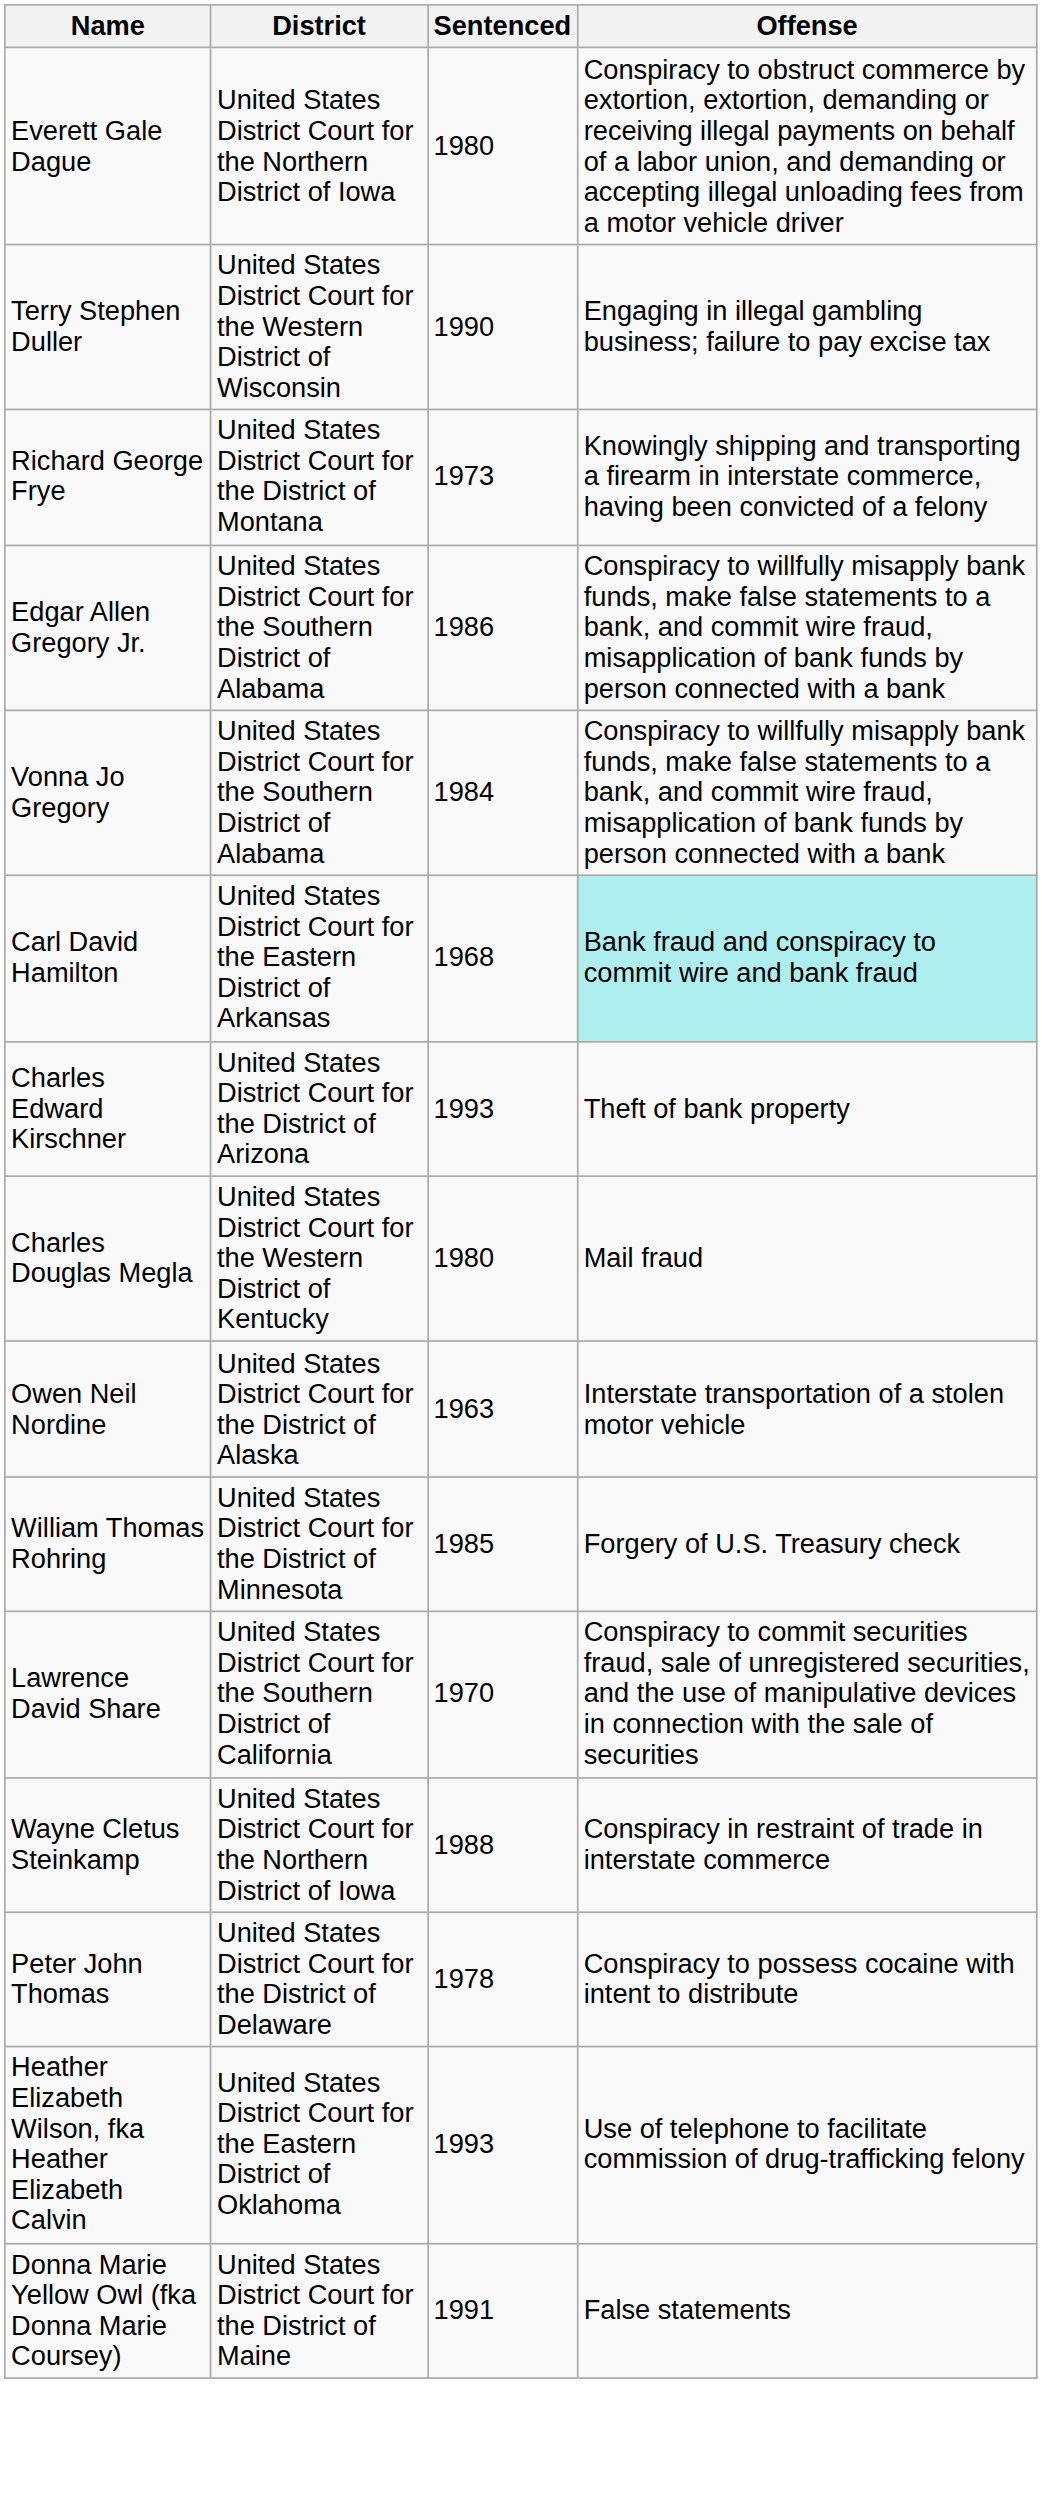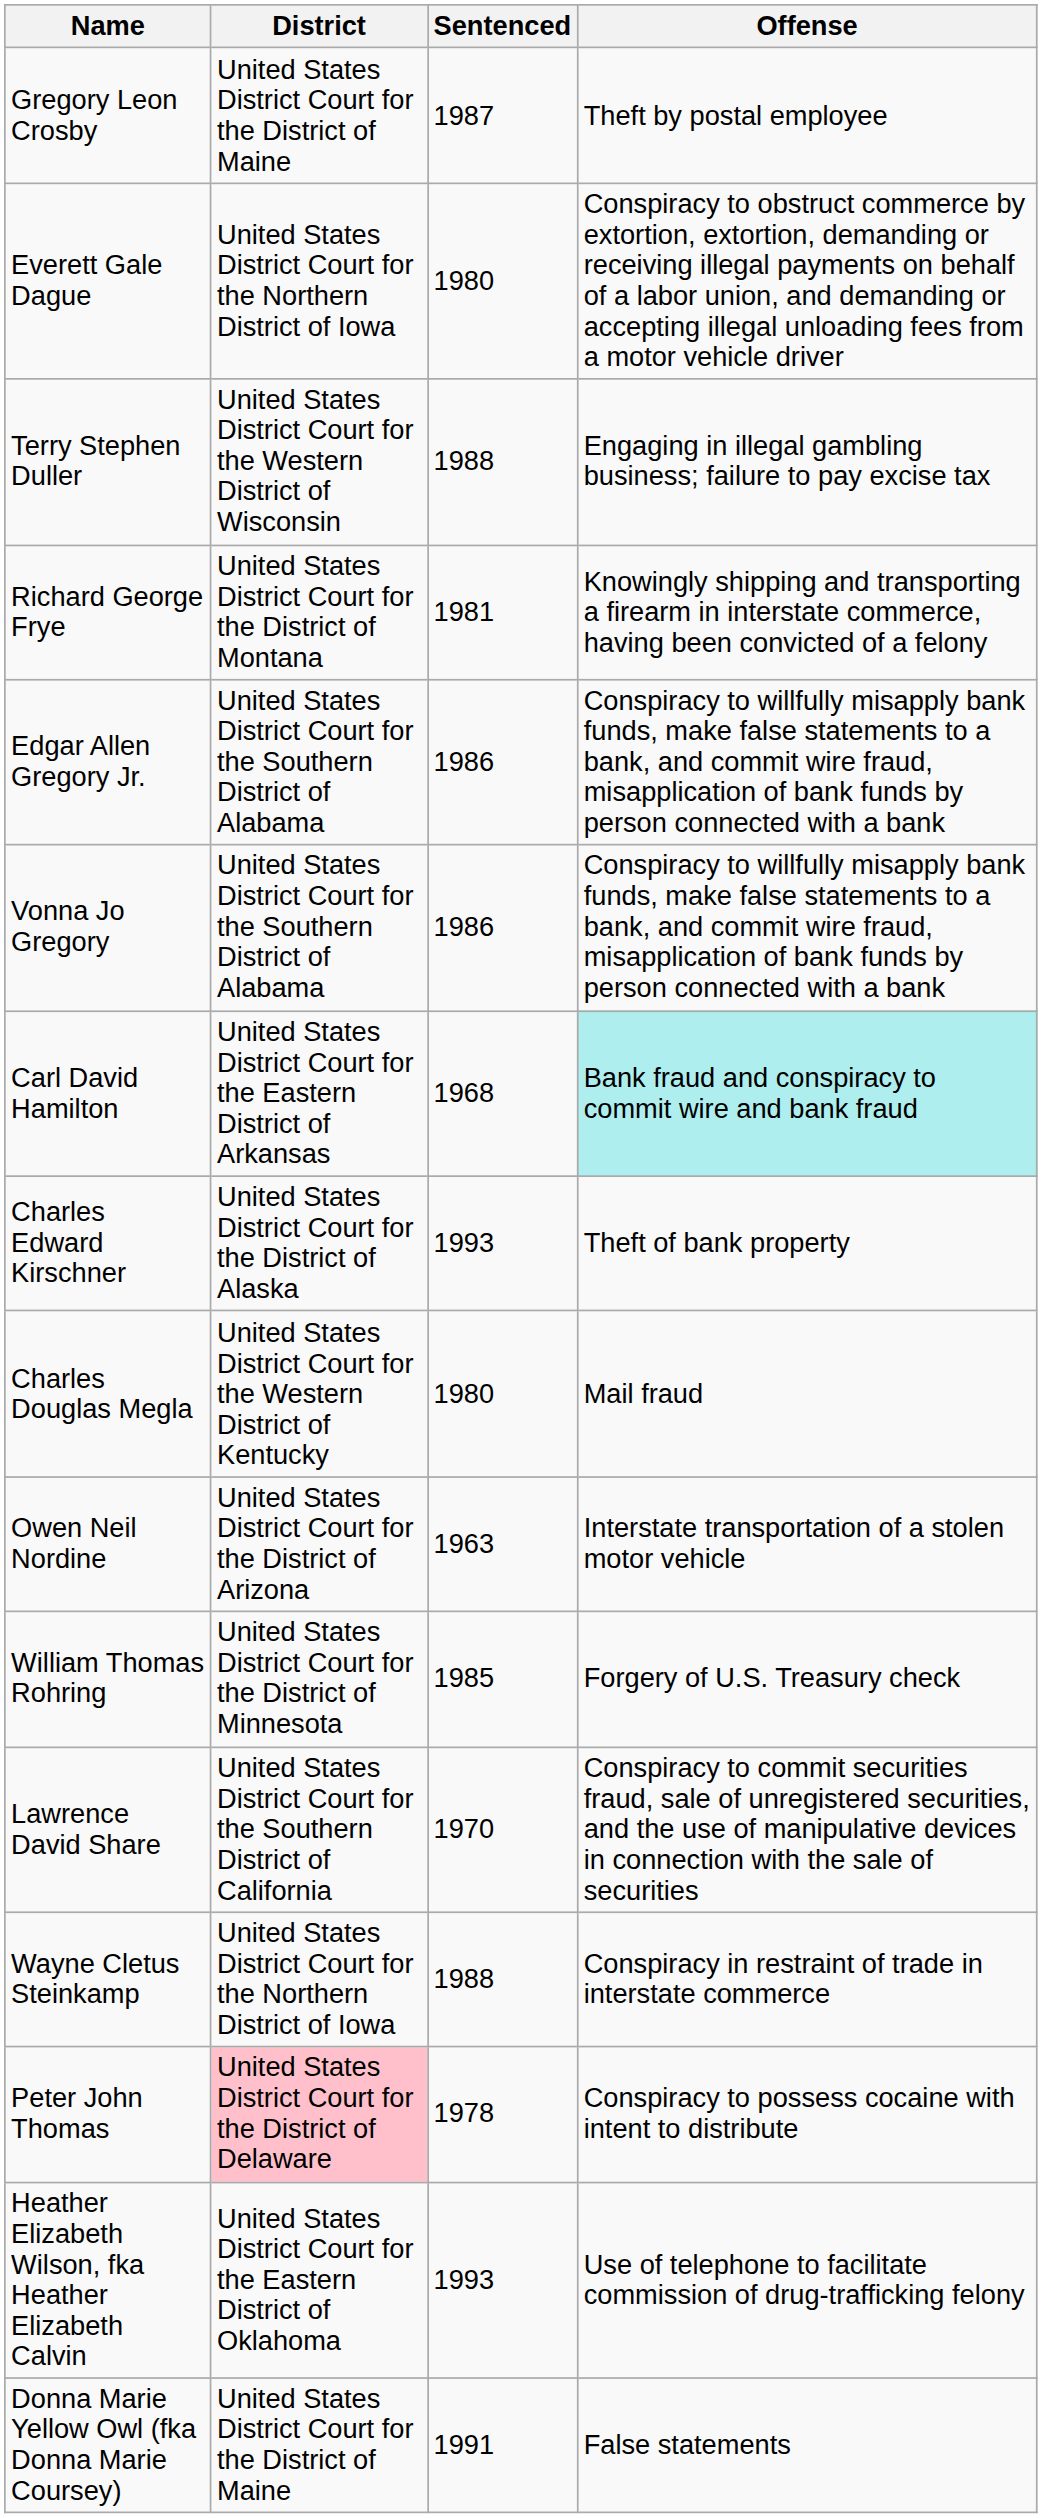+ row: (94, 115)
(464, 326) 1990 -> (464, 461) 1988
(464, 476) 1973 -> (464, 611) 1981
(464, 792) 1984 -> (464, 927) 1986
(315, 1108) United States District Court for the District of Arizona -> (315, 1243) United States District Court for the District of Alaska
(315, 1408) United States District Court for the District of Alaska -> (315, 1543) United States District Court for the District of Arizona
(315, 1979) no background -> (315, 2114) pink background
